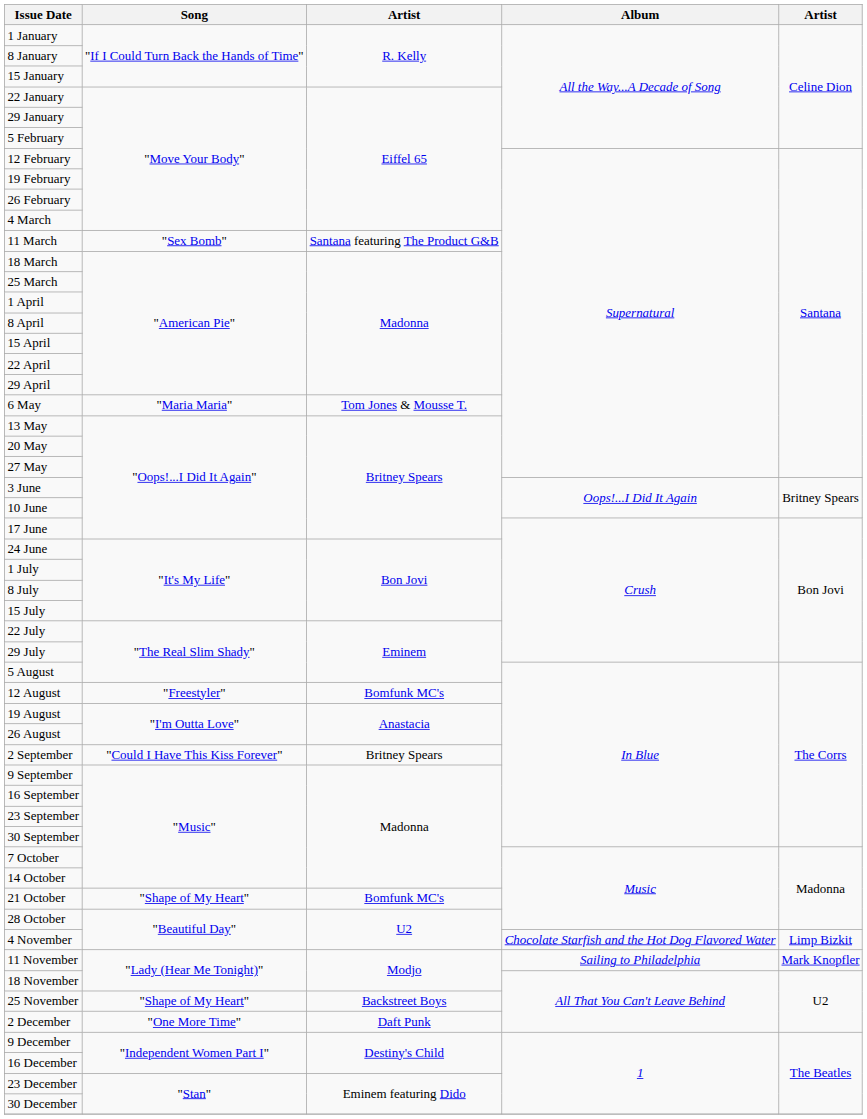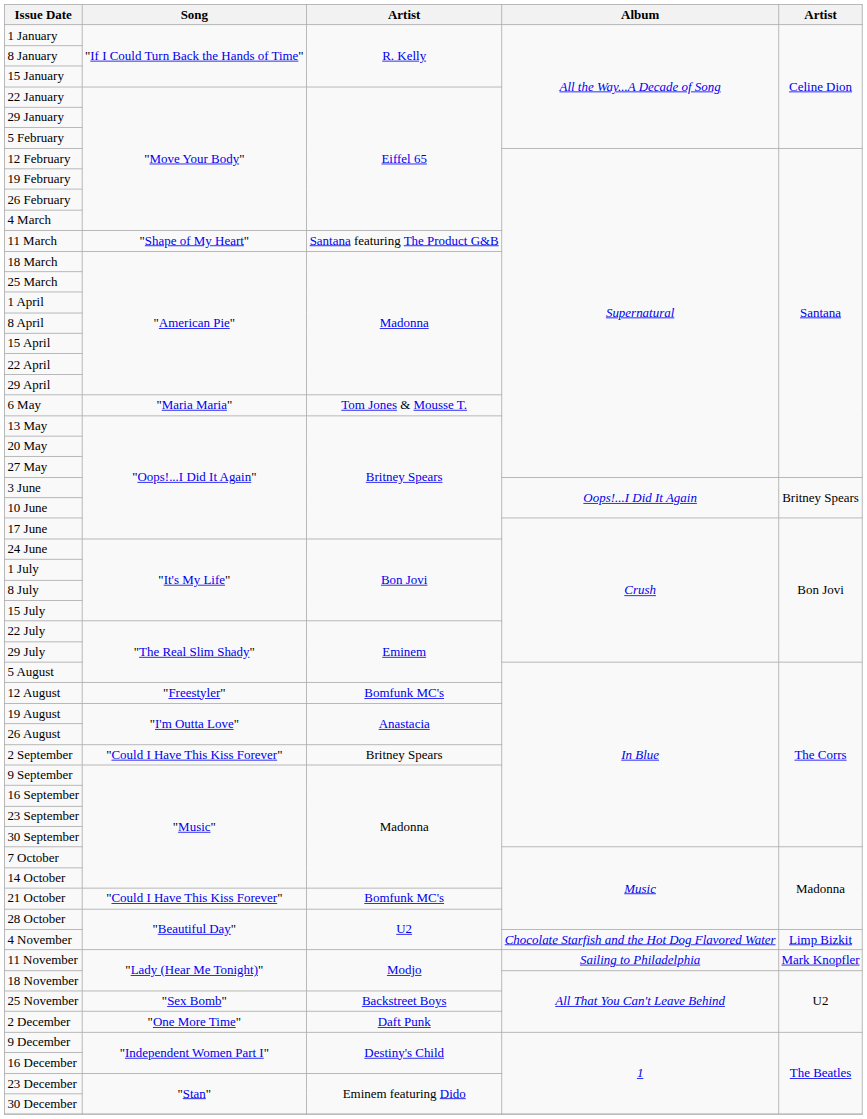(194, 240) "Sex Bomb" -> (194, 240) "Shape of My Heart"
(194, 898) "Shape of My Heart" -> (194, 898) "Could I Have This Kiss Forever"
(194, 1001) "Shape of My Heart" -> (194, 1001) "Sex Bomb"
